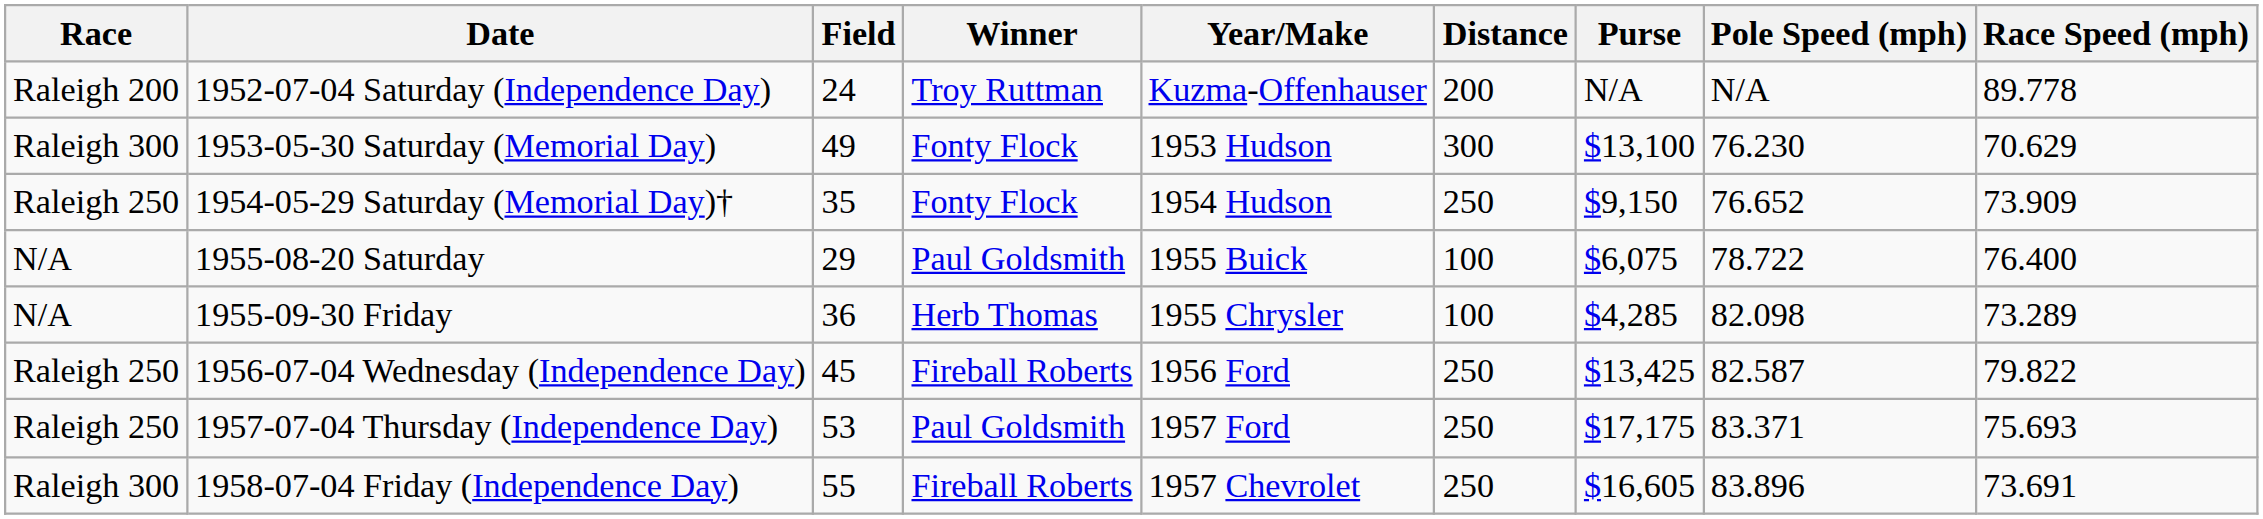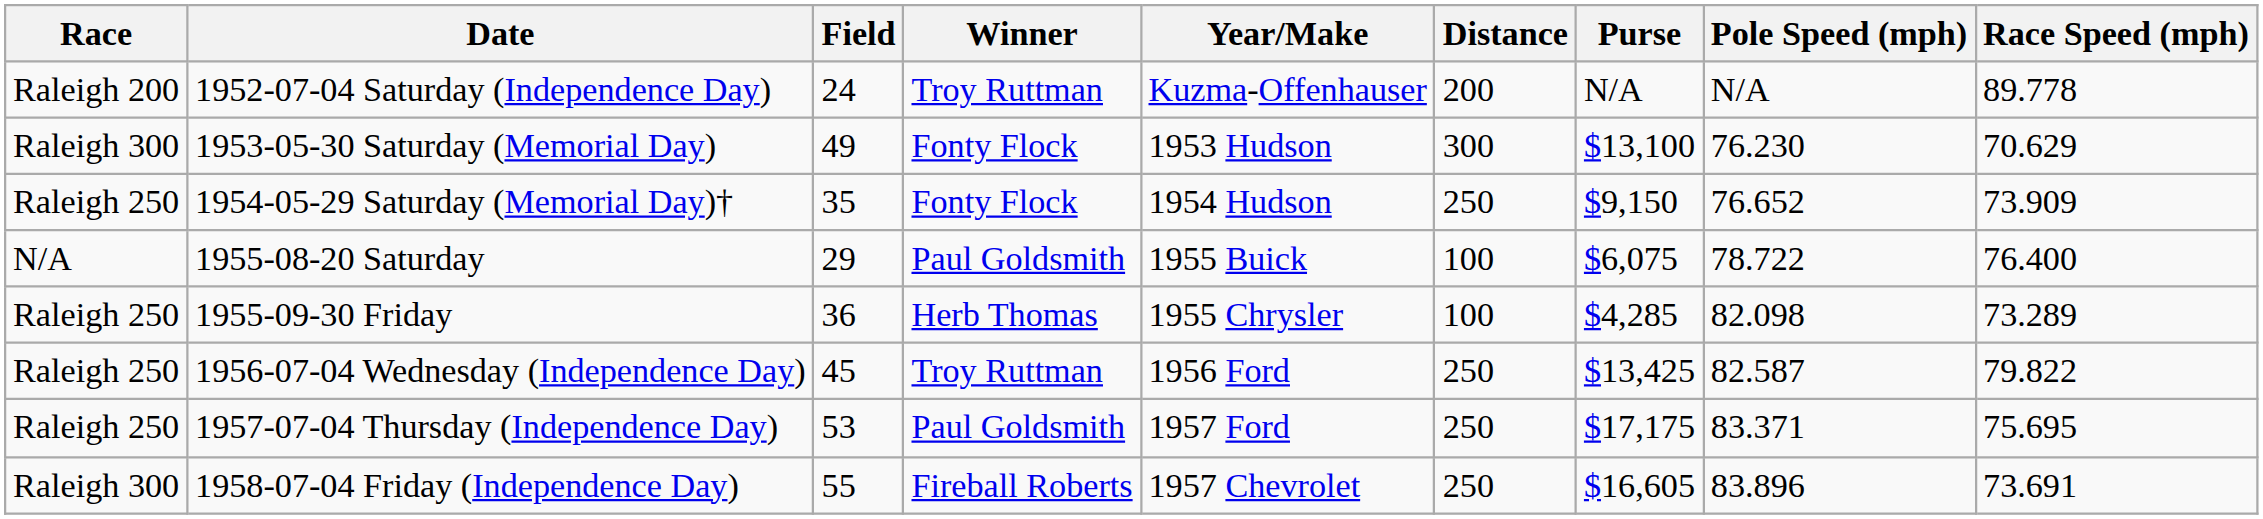(42, 314) N/A -> (96, 314) Raleigh 250
(1022, 371) Fireball Roberts -> (1007, 371) Troy Ruttman
(2030, 427) 75.693 -> (2030, 427) 75.695
